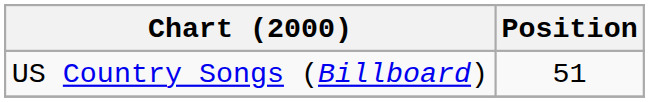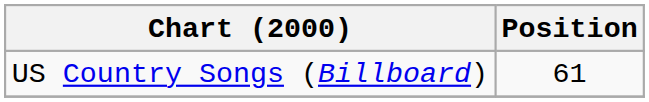(570, 74) 51 -> (570, 74) 61
